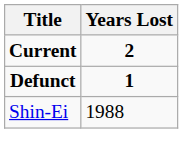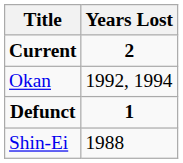+ row: (30, 81)
